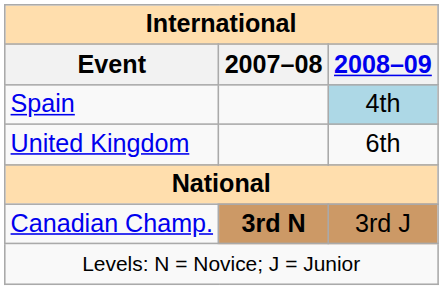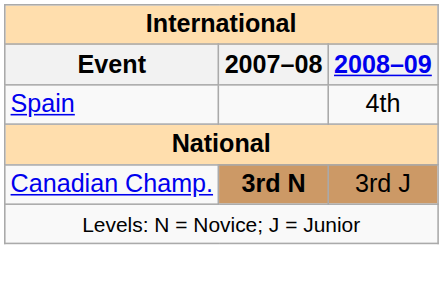(383, 104) lightblue background -> (383, 104) no background
- row: (100, 143)
